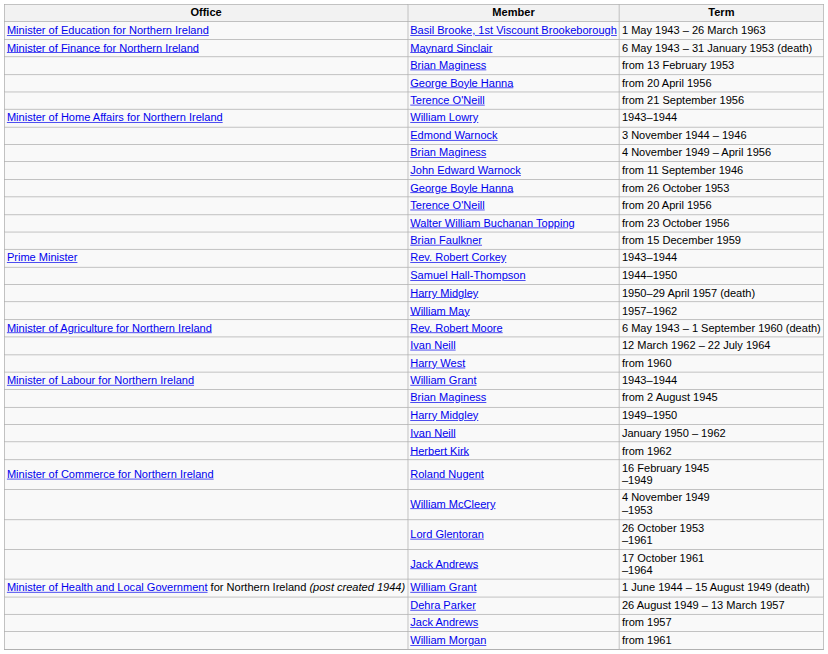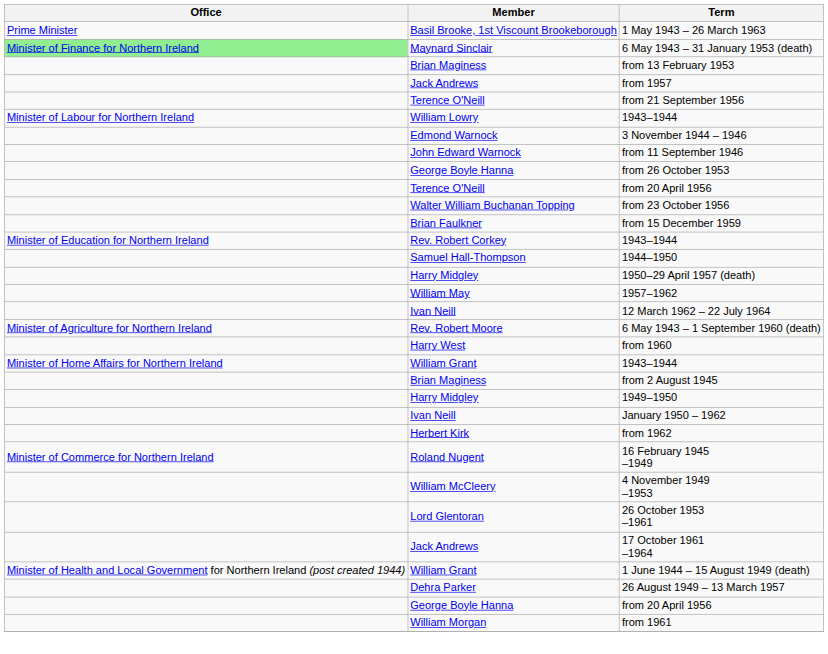(108, 30) Minister of Education for Northern Ireland -> (42, 30) Prime Minister
(103, 48) no background -> (103, 48) lightgreen background
rows swapped: (462, 83) <-> (444, 623)
(115, 118) Minister of Home Affairs for Northern Ireland -> (100, 118) Minister of Labour for Northern Ireland
- row: (448, 153)
(42, 258) Prime Minister -> (108, 240) Minister of Education for Northern Ireland
rows swapped: (433, 345) <-> (456, 328)
(100, 380) Minister of Labour for Northern Ireland -> (115, 363) Minister of Home Affairs for Northern Ireland
